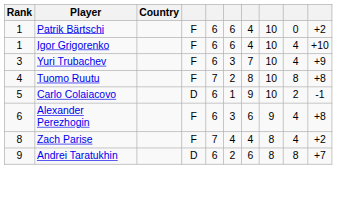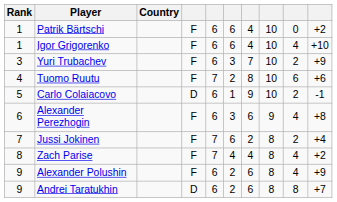(296, 62) 4 -> (296, 62) 2
(296, 78) 8 -> (296, 78) 6
(320, 78) +8 -> (320, 78) +6
+ row: (68, 139)
+ row: (82, 172)
